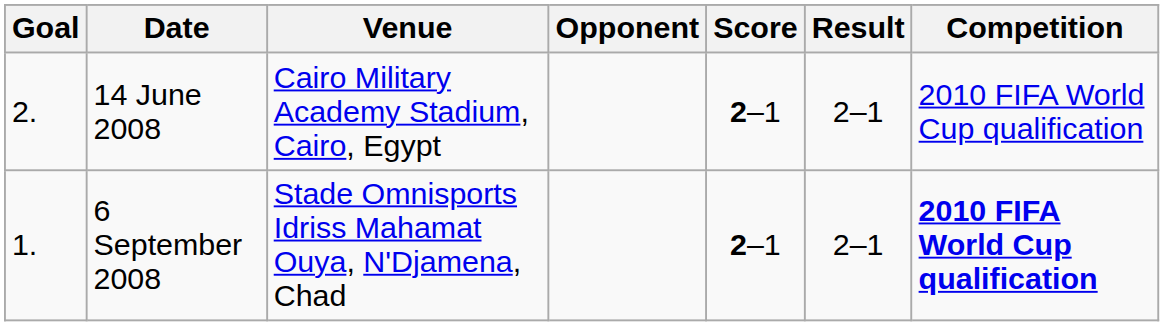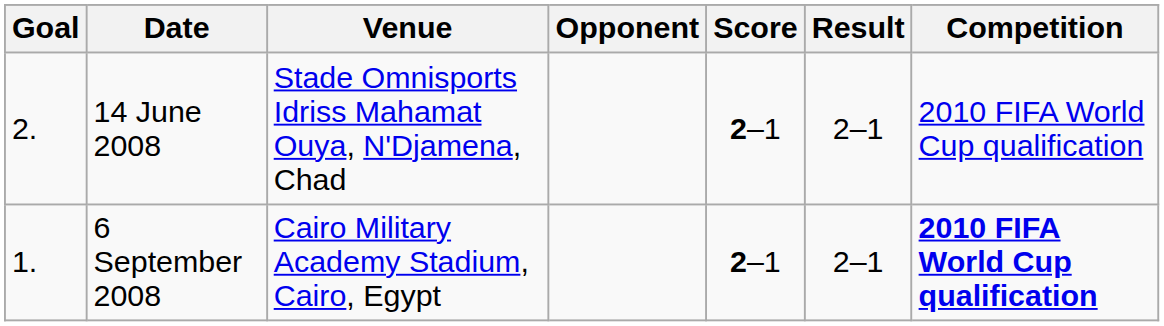(401, 111) Cairo Military Academy Stadium, Cairo, Egypt -> (397, 128) Stade Omnisports Idriss Mahamat Ouya, N'Djamena, Chad
(397, 244) Stade Omnisports Idriss Mahamat Ouya, N'Djamena, Chad -> (401, 261) Cairo Military Academy Stadium, Cairo, Egypt
